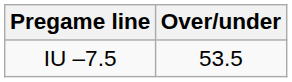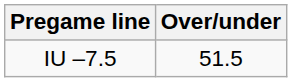(221, 58) 53.5 -> (221, 58) 51.5
